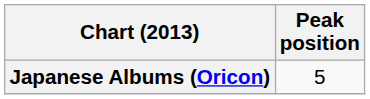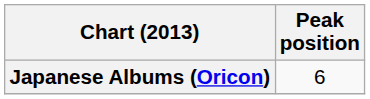(320, 76) 5 -> (320, 76) 6
